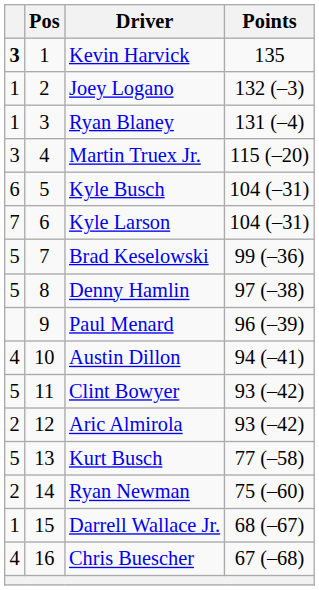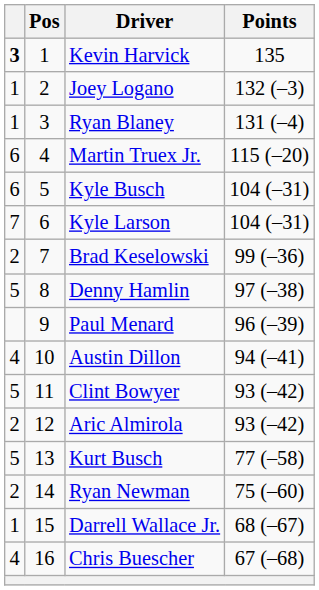(14, 155) 3 -> (14, 155) 6
(14, 256) 5 -> (14, 256) 2
